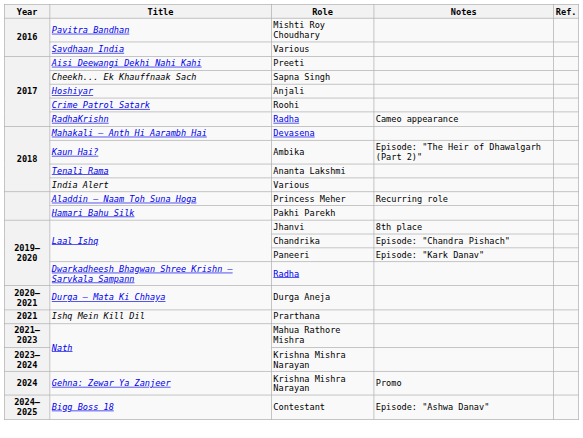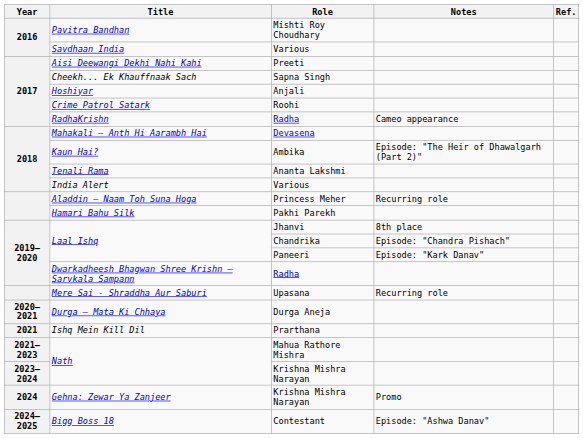+ row: (129, 293)
